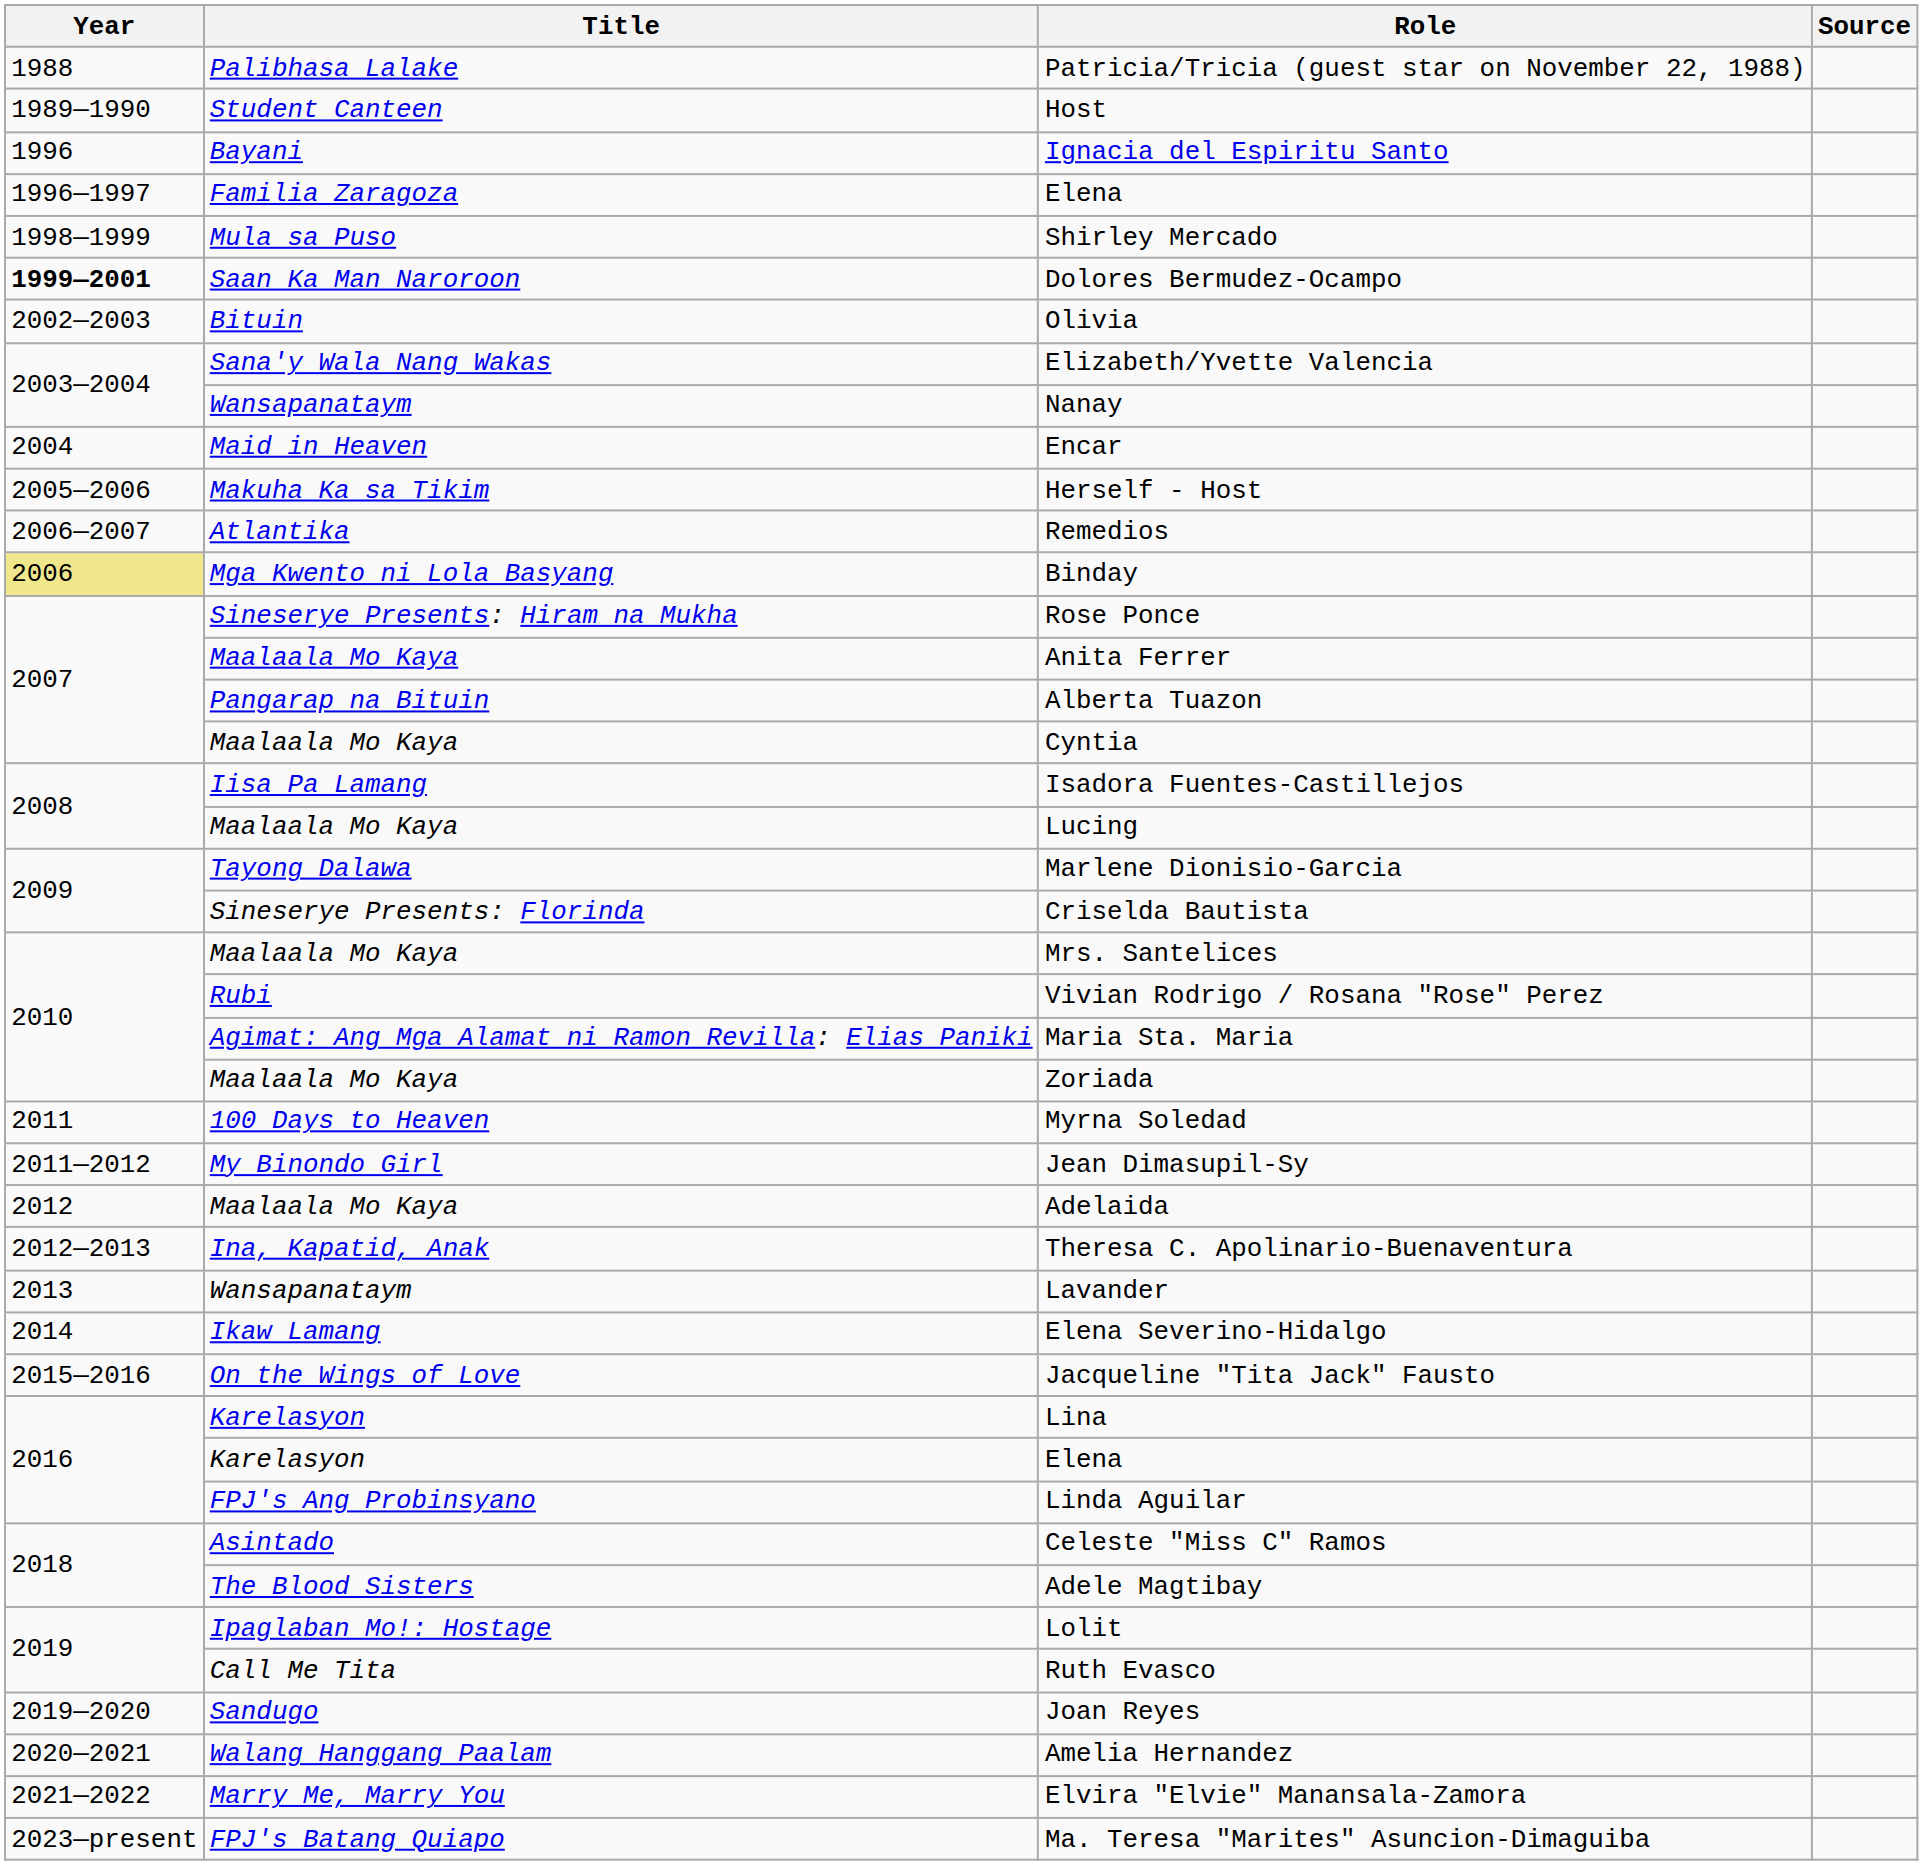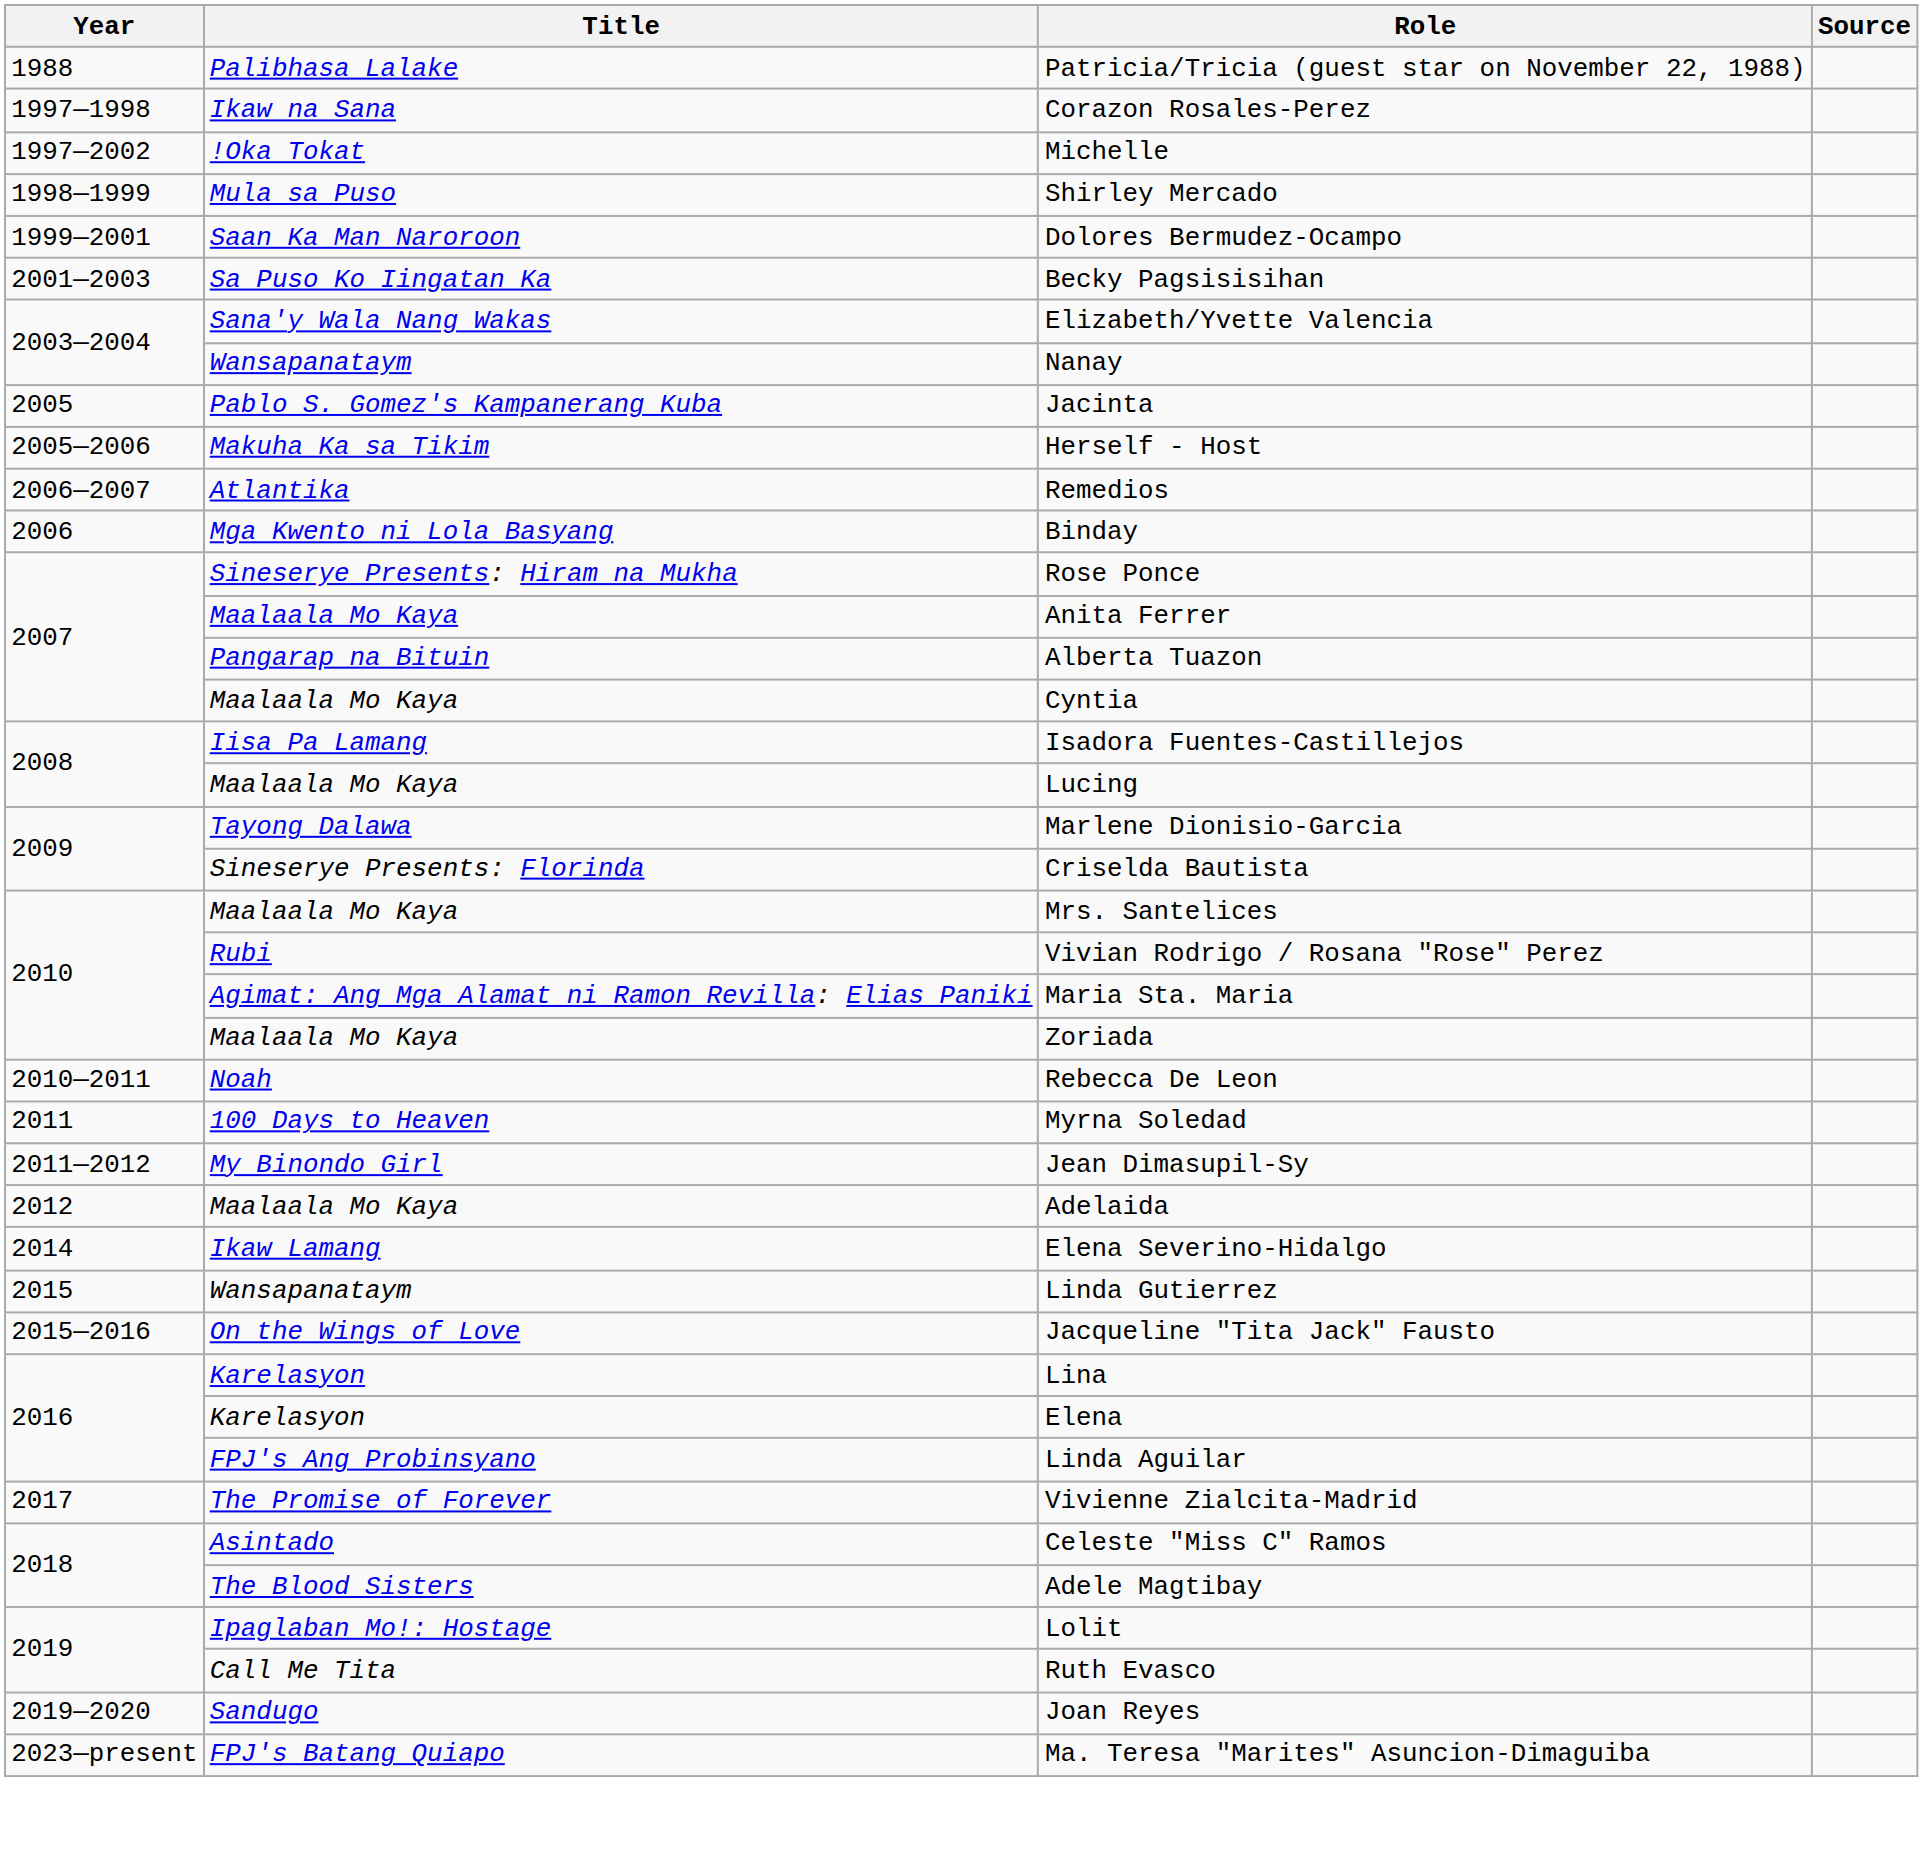- row: (326, 110)
- row: (256, 153)
- row: (334, 195)
+ row: (303, 110)
+ row: (287, 153)
(81, 279) bold -> (81, 237) normal
+ row: (381, 279)
- row: (256, 321)
- row: (318, 448)
+ row: (466, 406)
(42, 574) khaki background -> (42, 532) no background
+ row: (241, 1080)
- row: (350, 1249)
- row: (311, 1291)
+ row: (311, 1291)
+ row: (381, 1502)
- row: (381, 1755)
- row: (357, 1797)
